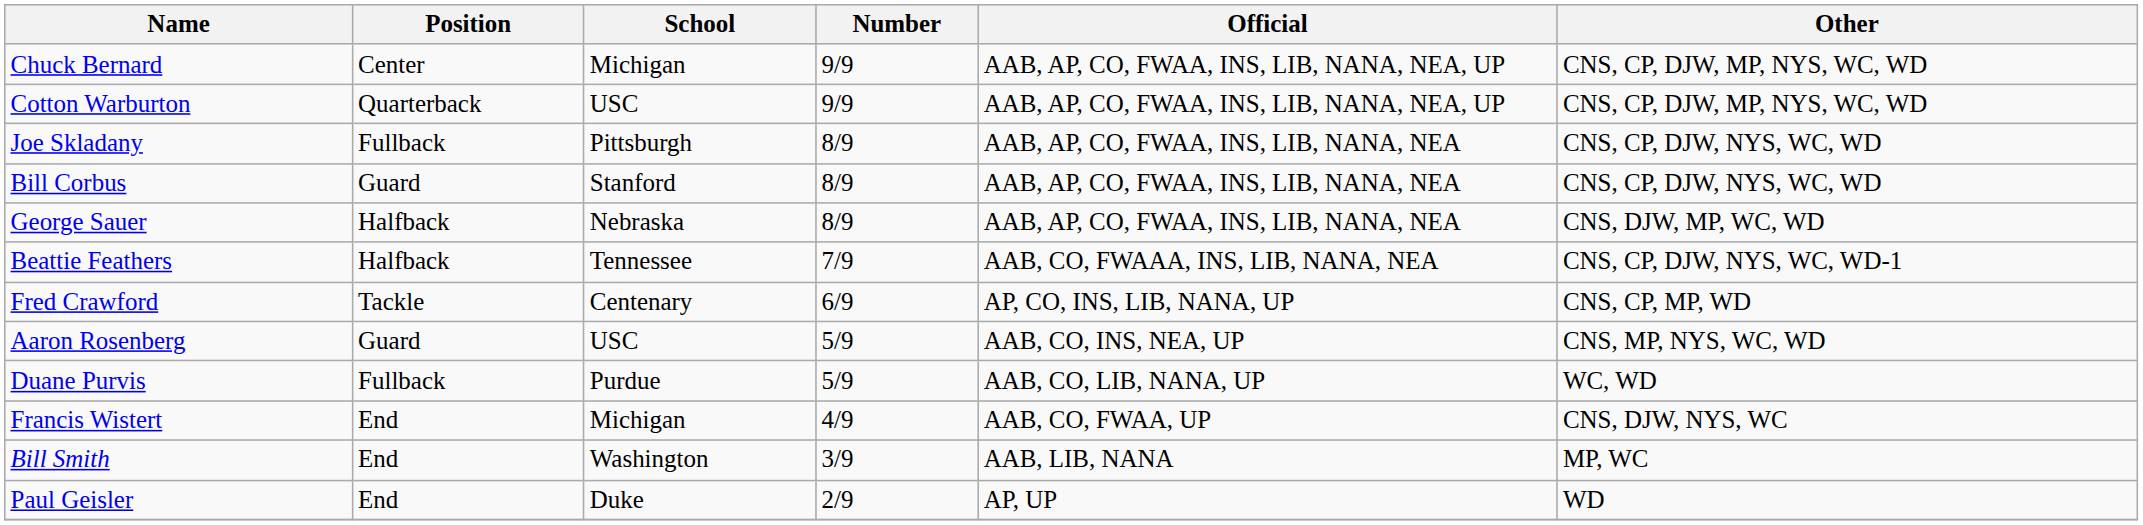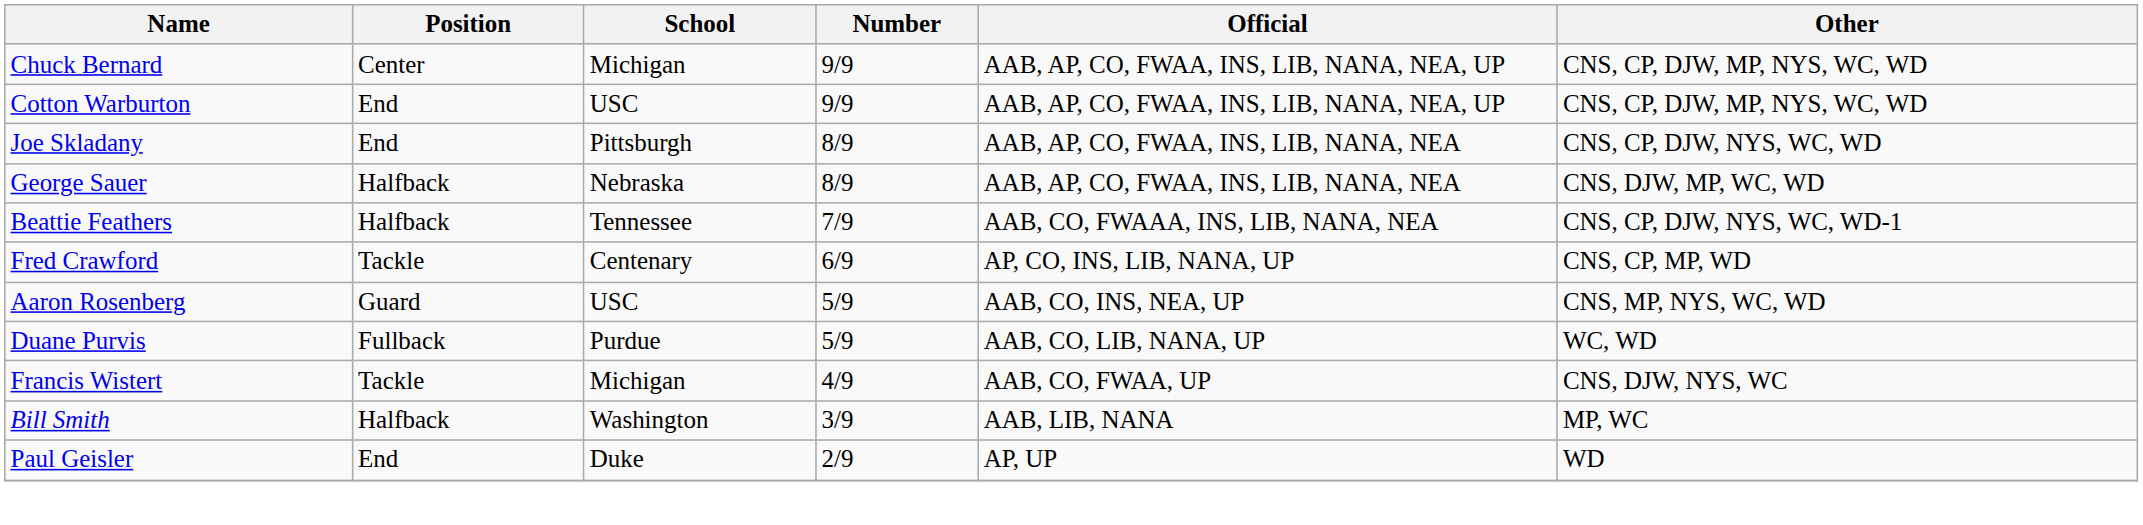(420, 103) Quarterback -> (378, 103) End
(402, 143) Fullback -> (378, 143) End
- row: (68, 182)
(378, 420) End -> (391, 380) Tackle
(378, 459) End -> (404, 420) Halfback
